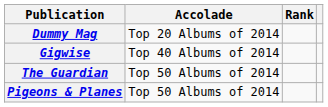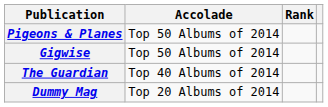rows swapped: (65, 34) <-> (65, 92)
(204, 53) Top 40 Albums of 2014 -> (204, 53) Top 50 Albums of 2014
(204, 73) Top 50 Albums of 2014 -> (204, 73) Top 40 Albums of 2014
